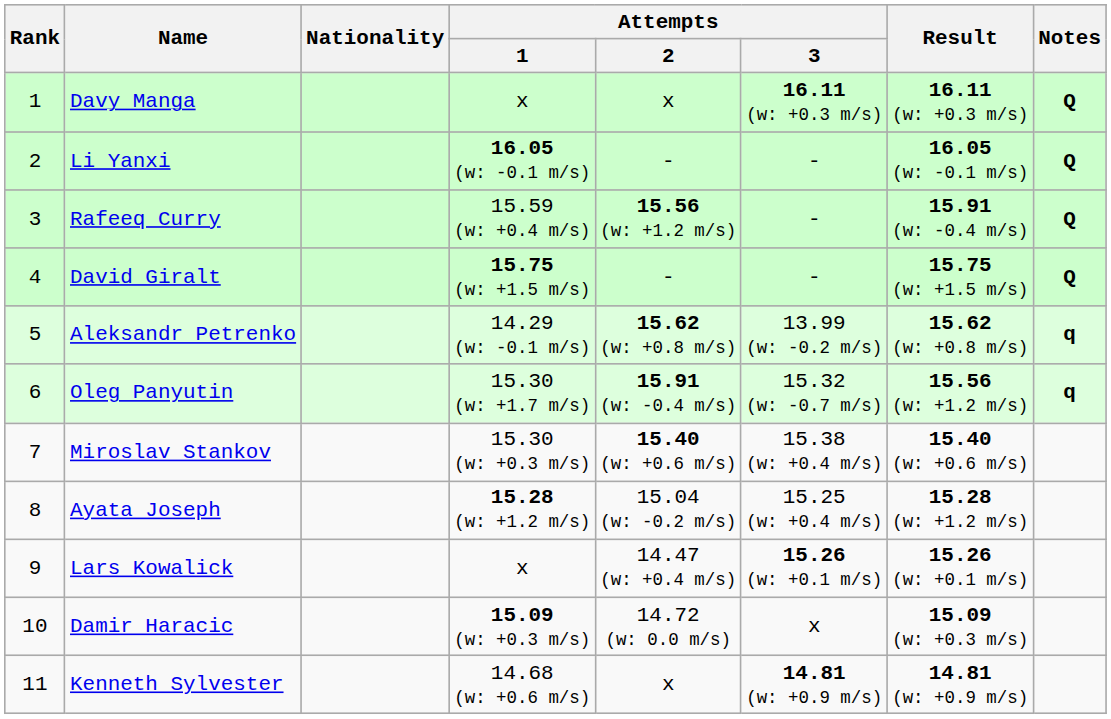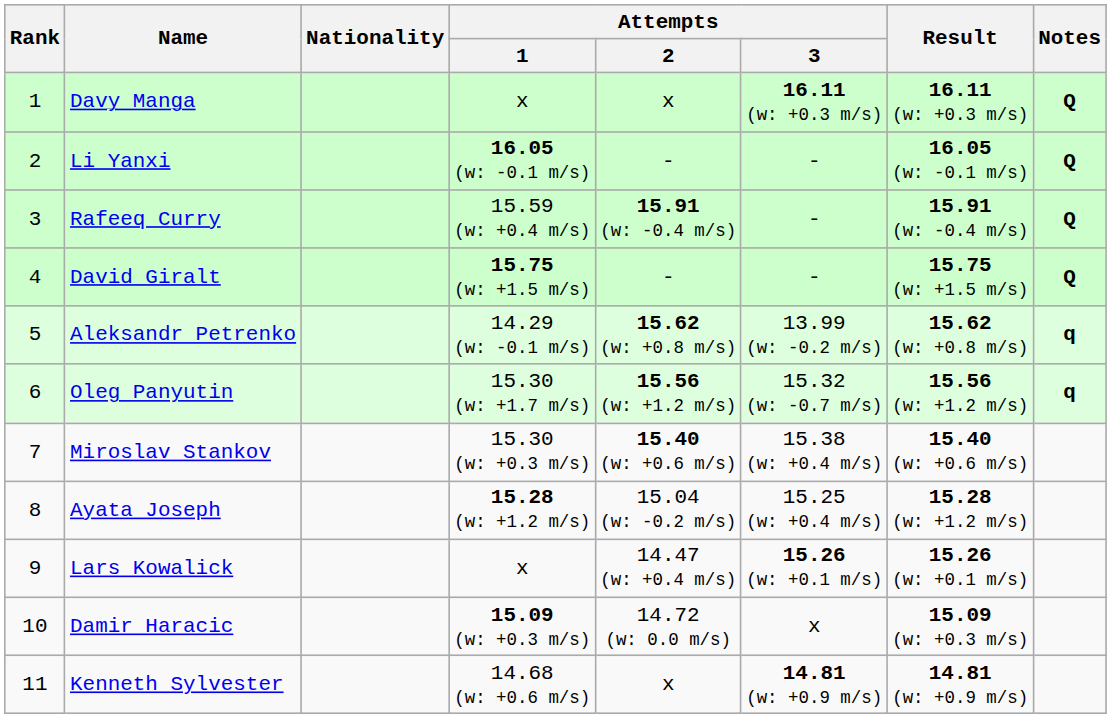(668, 218) 15.56 (w: +1.2 m/s) -> (668, 218) 15.91 (w: -0.4 m/s)
(668, 393) 15.91 (w: -0.4 m/s) -> (668, 393) 15.56 (w: +1.2 m/s)
